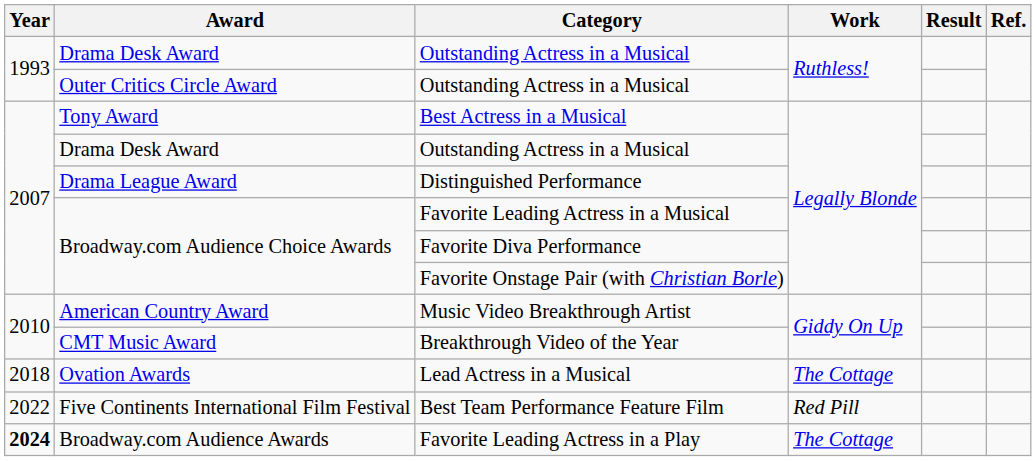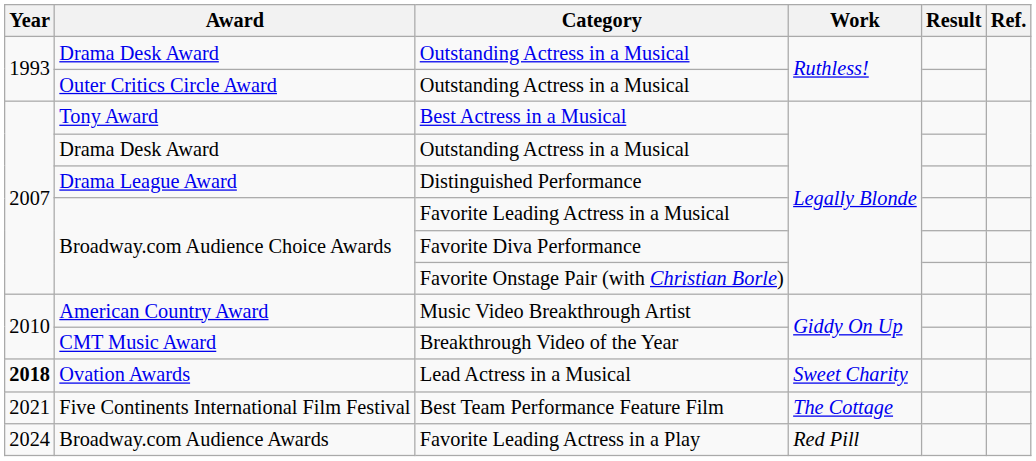(30, 375) normal -> (30, 375) bold
(843, 375) The Cottage -> (850, 375) Sweet Charity
(30, 407) 2022 -> (30, 407) 2021
(826, 407) Red Pill -> (843, 407) The Cottage
(30, 439) bold -> (30, 439) normal
(843, 439) The Cottage -> (826, 439) Red Pill
